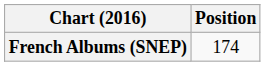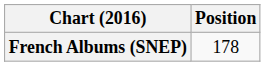(226, 46) 174 -> (226, 46) 178
